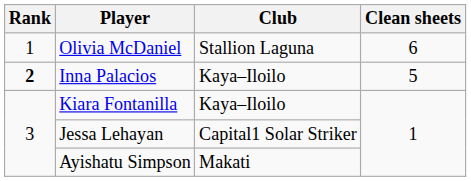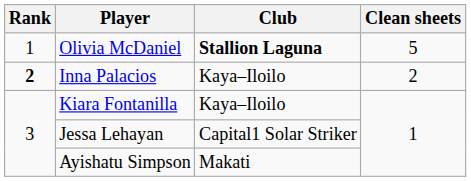(257, 47) normal -> (261, 47) bold
(413, 47) 6 -> (413, 47) 5
(413, 76) 5 -> (413, 76) 2
